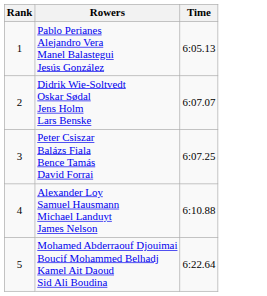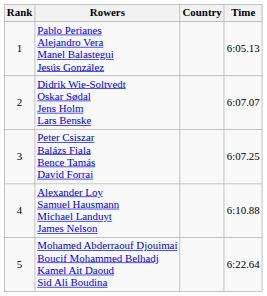+ column: (202, 13)
